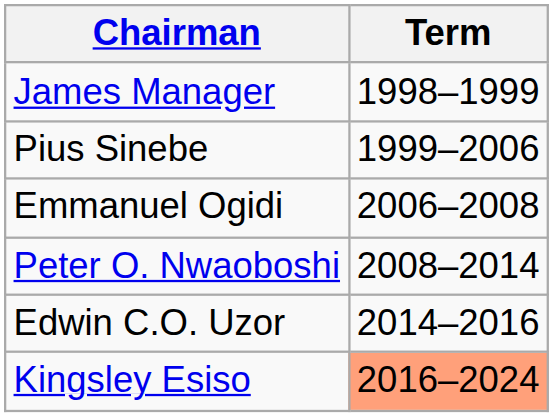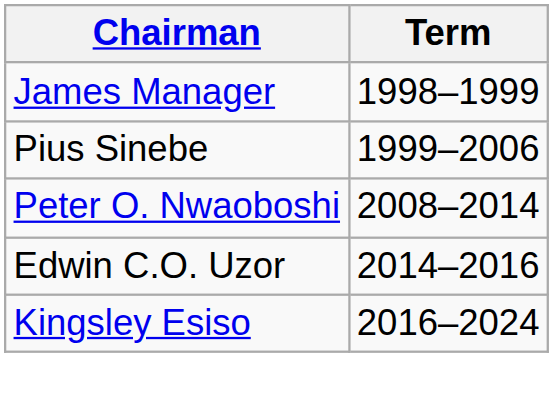- row: (148, 206)
(448, 380) lightsalmon background -> (448, 322) no background
